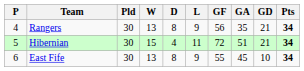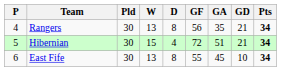- column: (197, 12)
